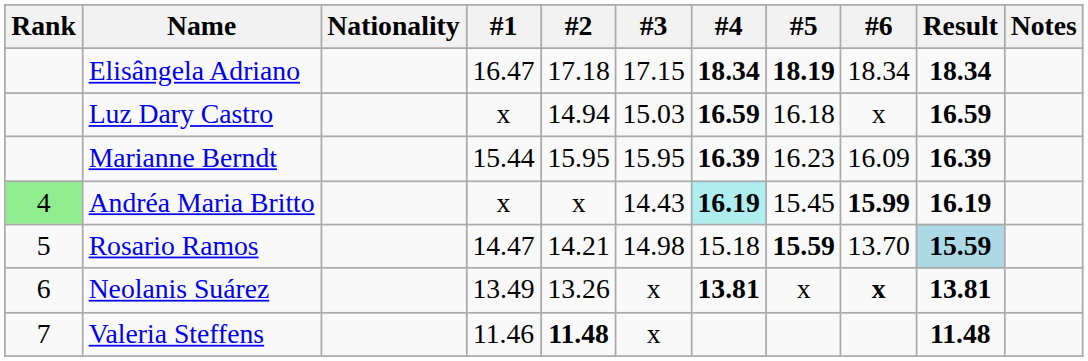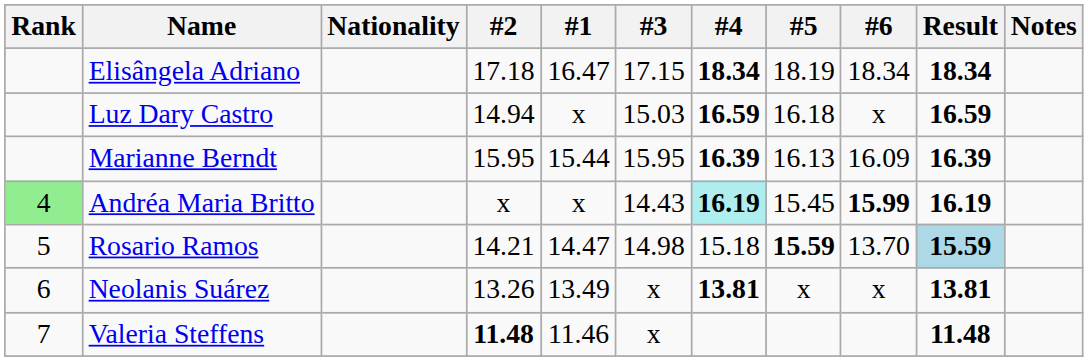columns swapped: (504, 26) <-> (579, 26)
(804, 70) bold -> (804, 70) normal
(804, 158) 16.23 -> (804, 158) 16.13
(879, 289) bold -> (879, 289) normal
